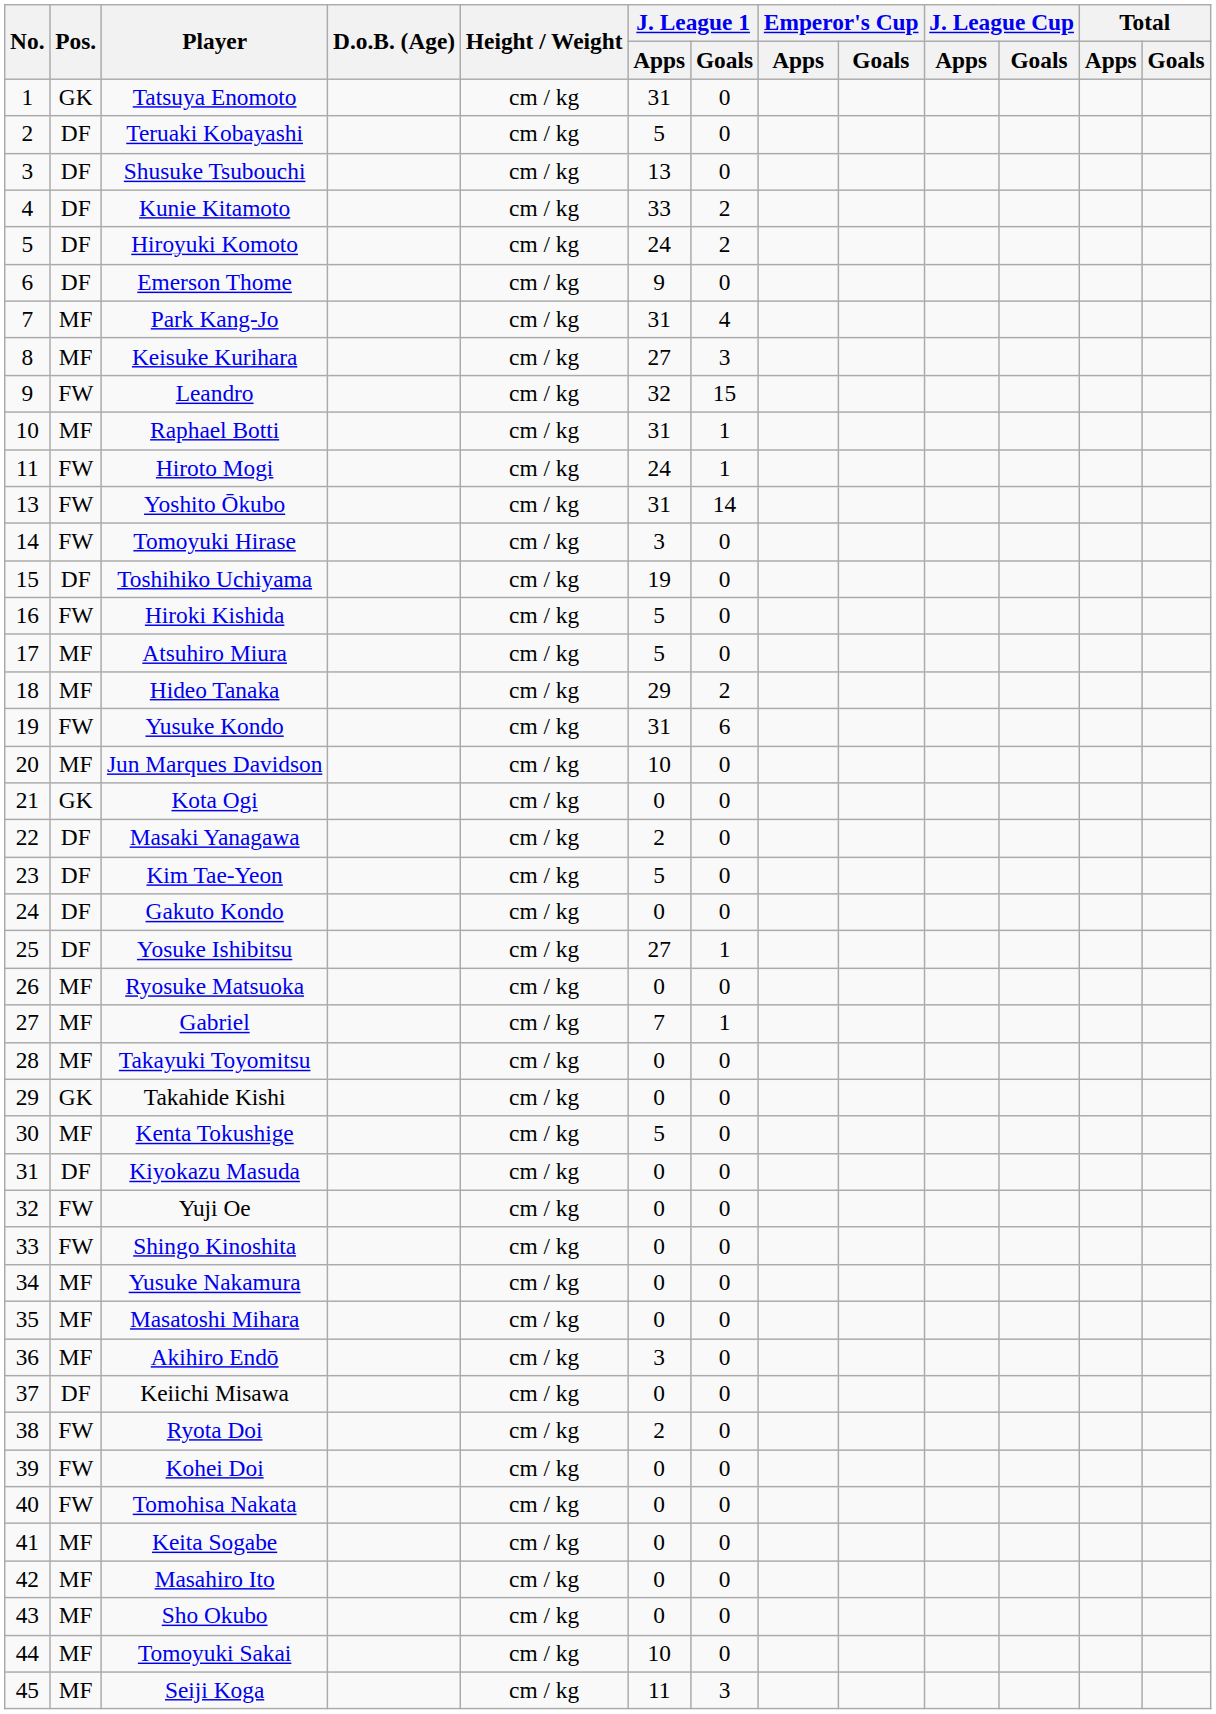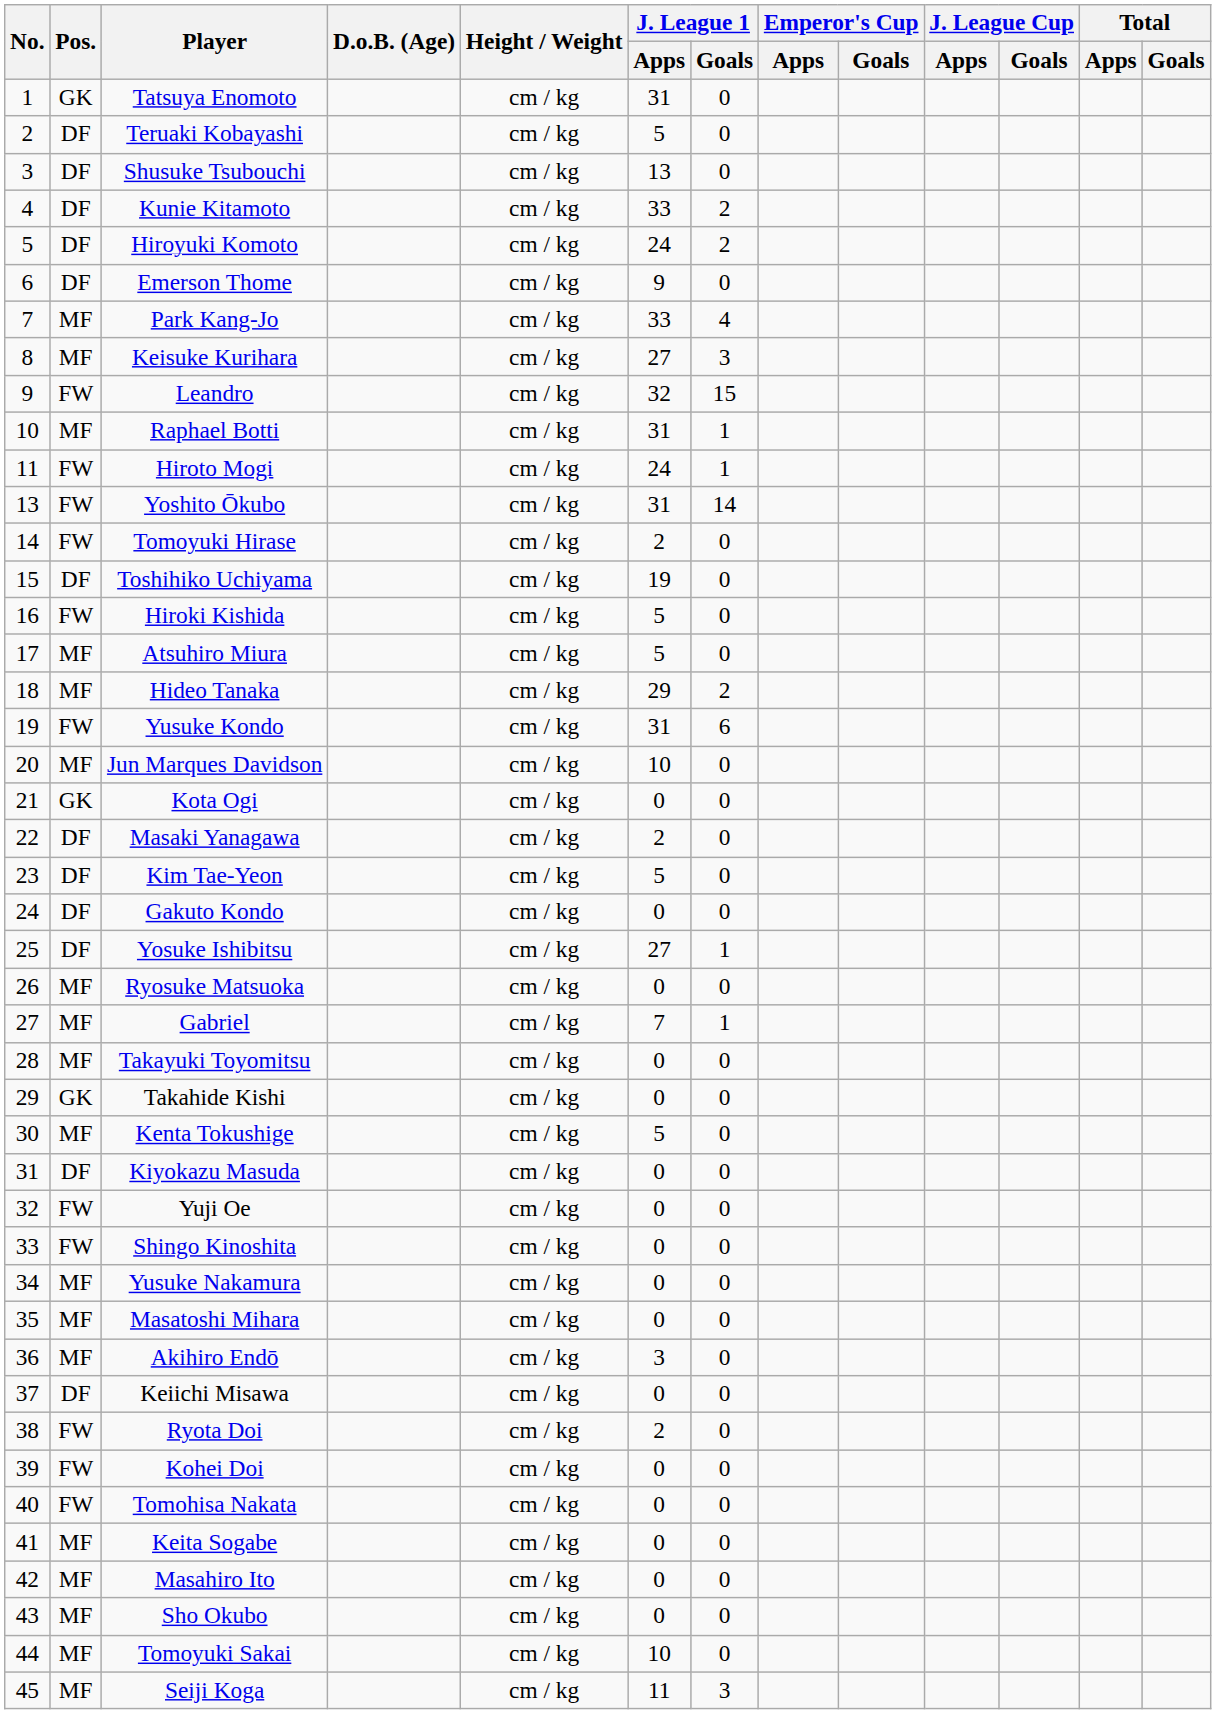(659, 319) 31 -> (659, 319) 33
(659, 541) 3 -> (659, 541) 2
